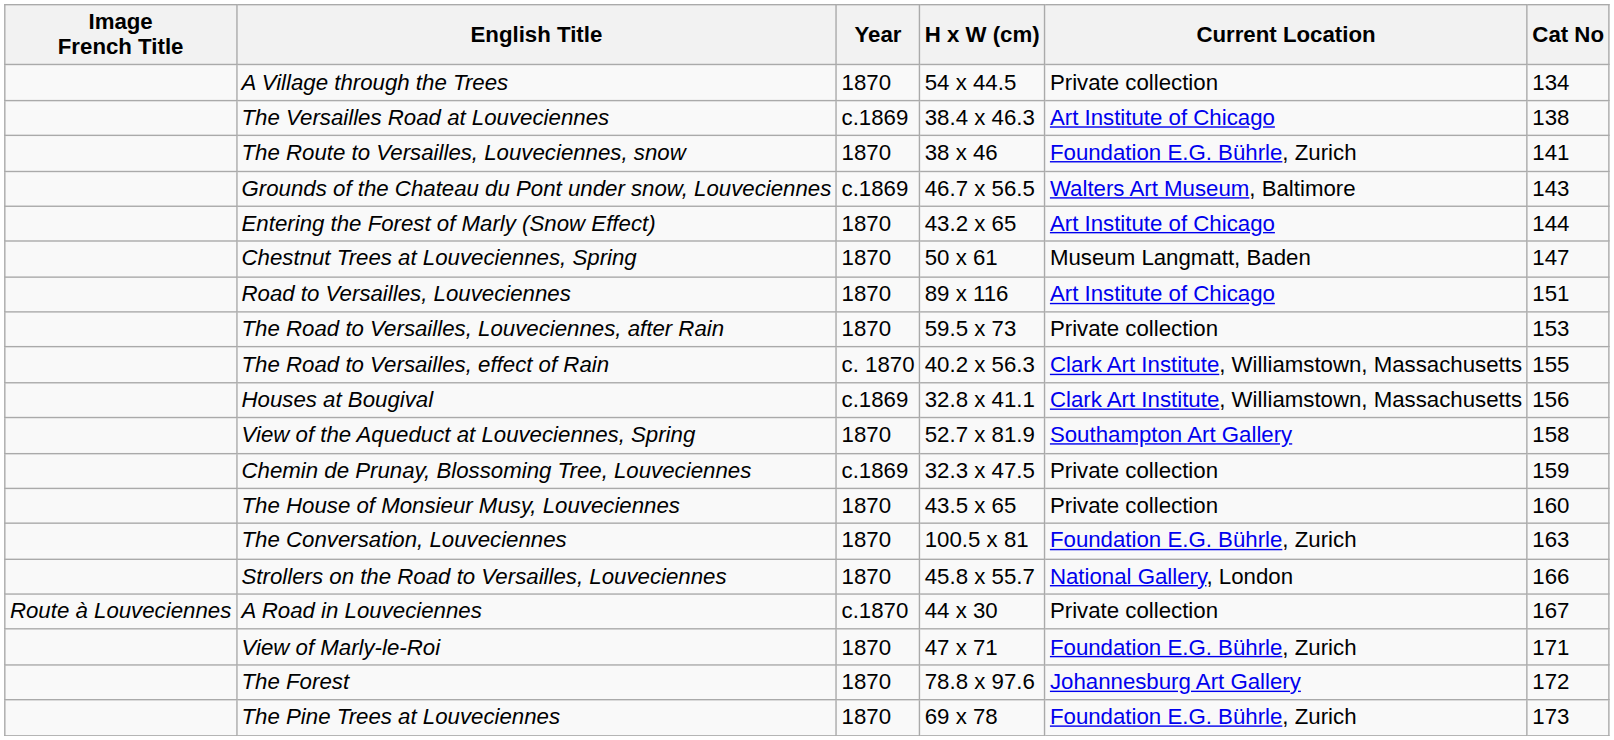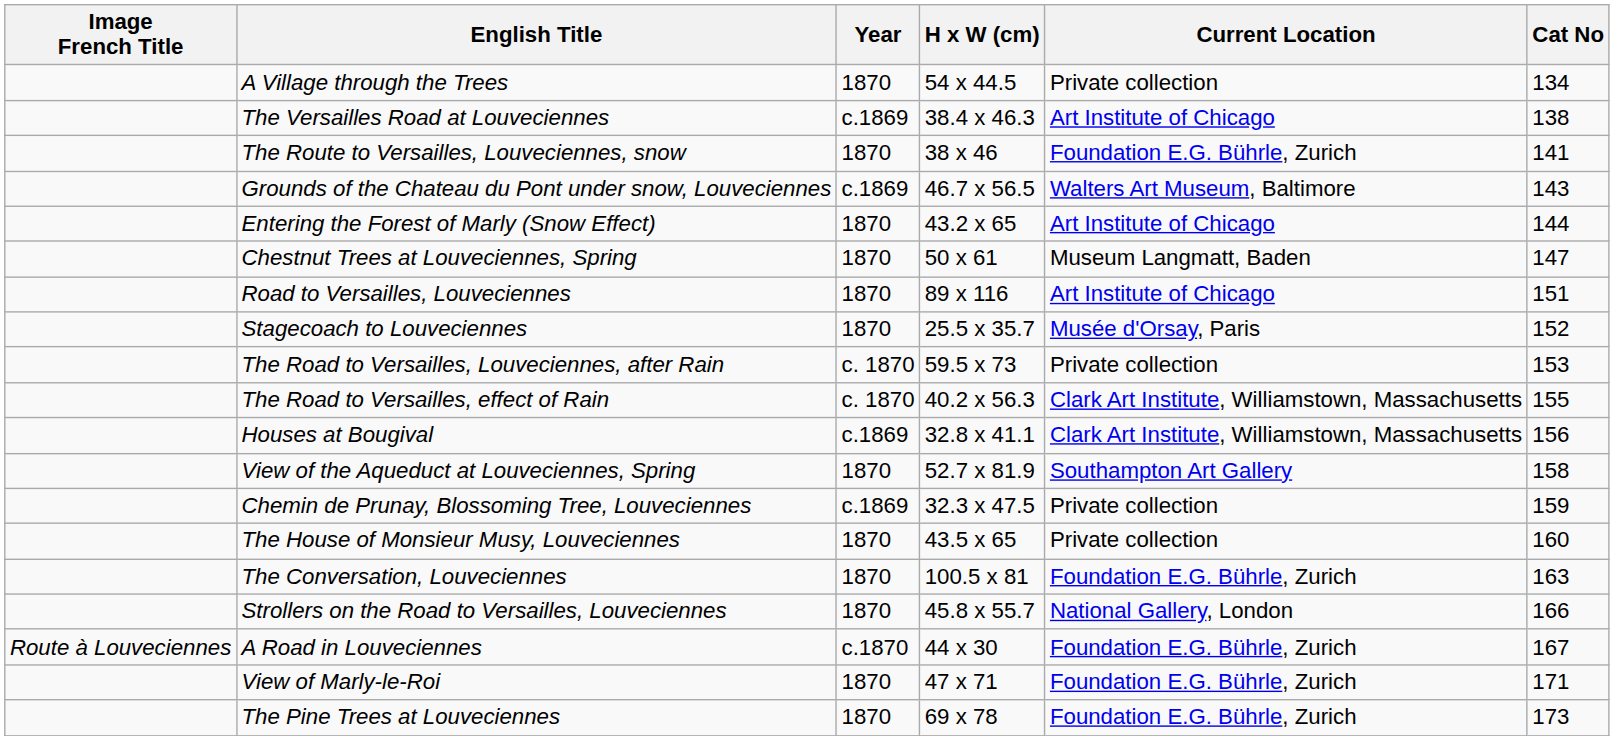+ row: (384, 329)
(866, 329) 1870 -> (878, 364) c. 1870
(1134, 611) Private collection -> (1203, 646) Foundation E.G. Bührle, Zurich
- row: (295, 682)
